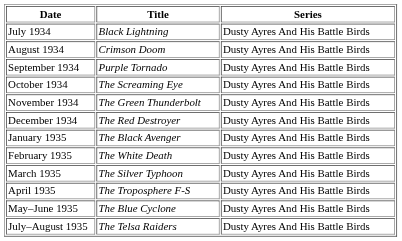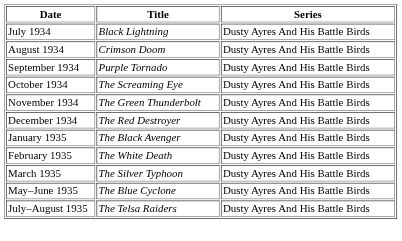- row: (32, 191)
